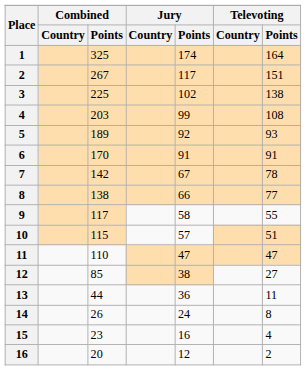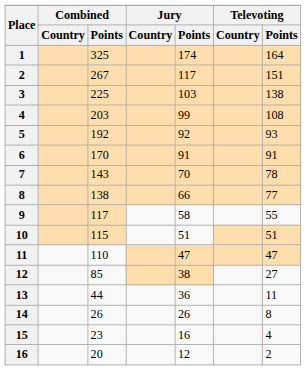(187, 95) 102 -> (187, 95) 103
(100, 135) 189 -> (100, 135) 192
(100, 175) 142 -> (100, 175) 143
(184, 175) 67 -> (184, 175) 70
(184, 235) 57 -> (184, 235) 51
(184, 314) 24 -> (184, 314) 26
